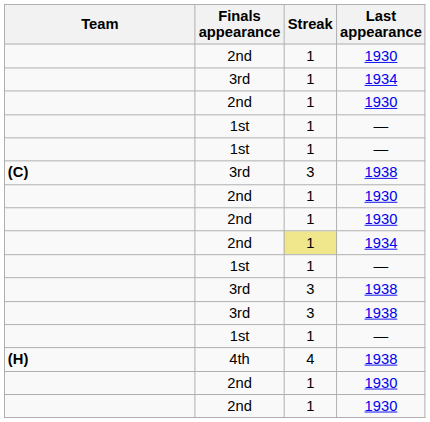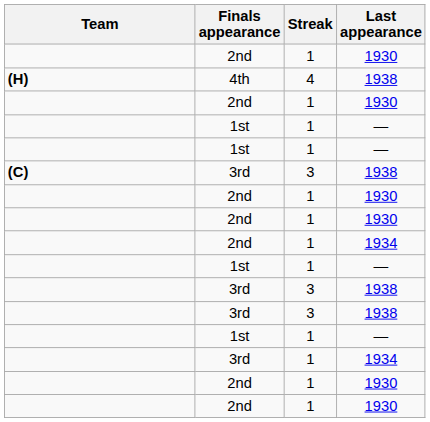rows swapped: (240, 359) <-> (240, 79)
(310, 242) khaki background -> (310, 242) no background
